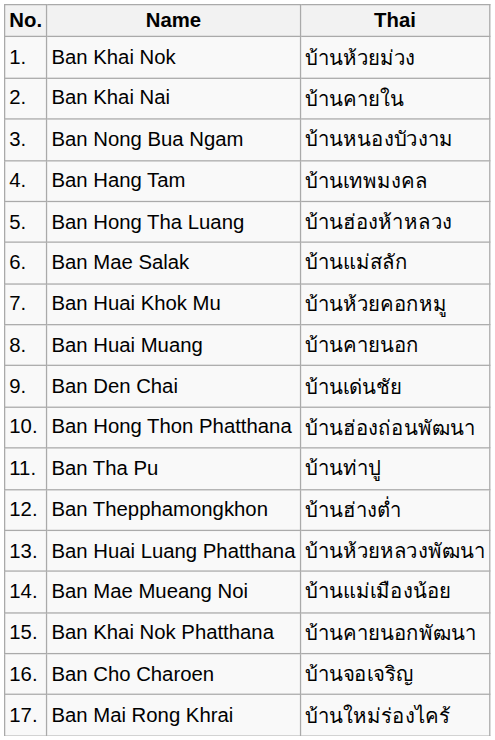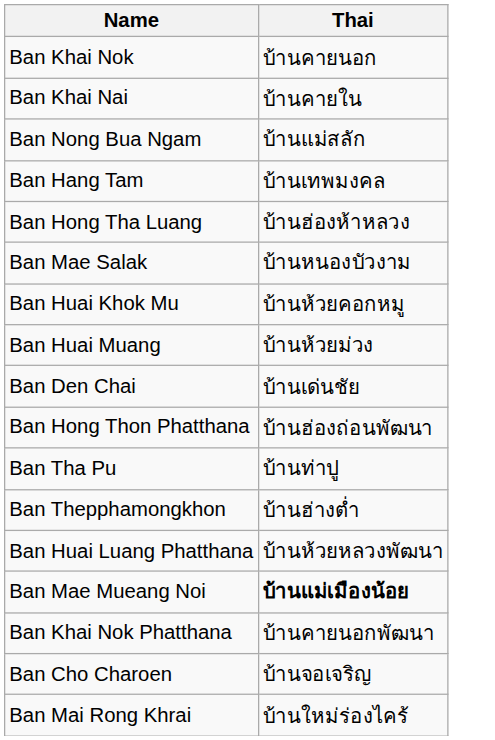- column: (26, 20)
(360, 57) บ้านห้วยม่วง -> (320, 57) บ้านคายนอก
(379, 140) บ้านหนองบัวงาม -> (314, 140) บ้านแม่สลัก
(356, 263) บ้านแม่สลัก -> (337, 263) บ้านหนองบัวงาม
(362, 345) บ้านคายนอก -> (318, 345) บ้านห้วยม่วง
(378, 592) normal -> (336, 592) bold
